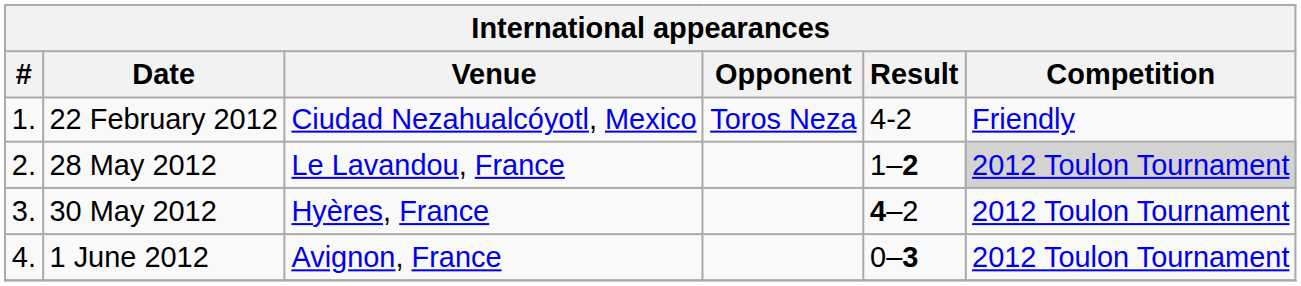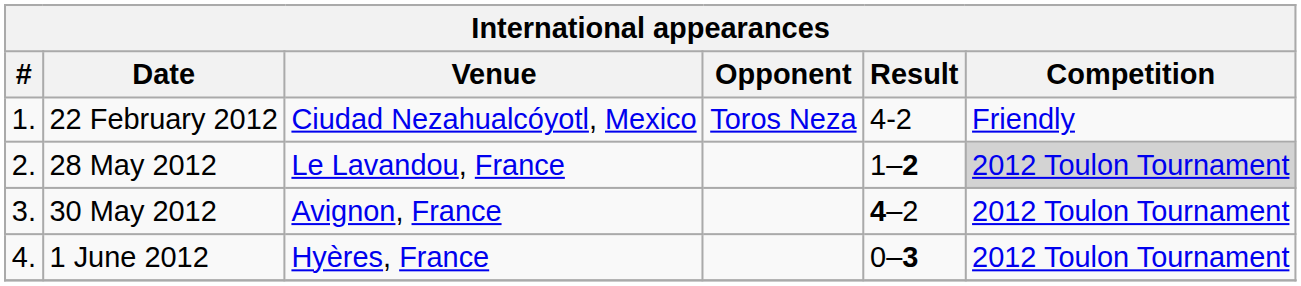(390, 211) Hyères, France -> (396, 211) Avignon, France
(396, 257) Avignon, France -> (390, 257) Hyères, France
